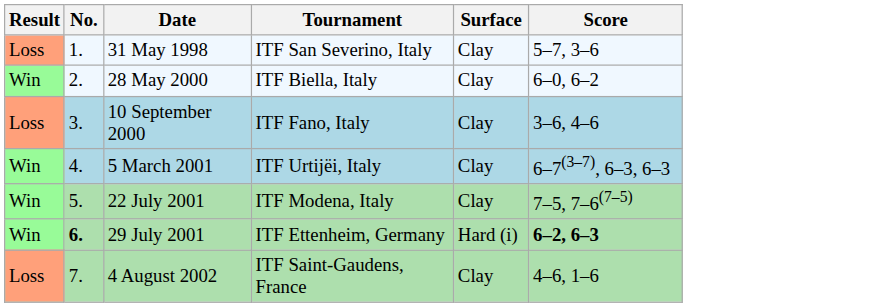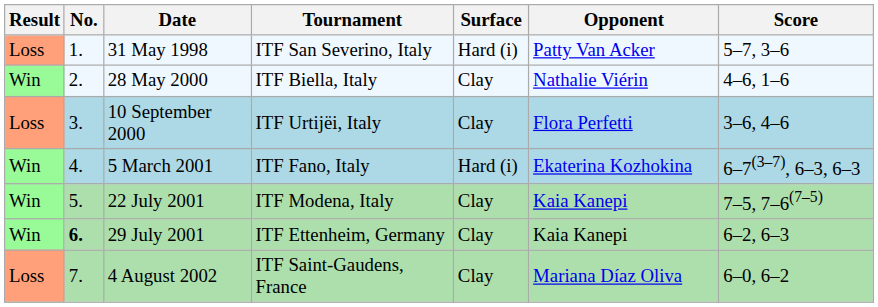+ column: (624, 19)
(476, 49) Clay -> (488, 49) Hard (i)
(566, 80) 6–0, 6–2 -> (756, 80) 4–6, 1–6
(313, 121) ITF Fano, Italy -> (318, 121) ITF Urtijëi, Italy
(318, 165) ITF Urtijëi, Italy -> (313, 165) ITF Fano, Italy
(476, 165) Clay -> (488, 165) Hard (i)
(488, 233) Hard (i) -> (476, 233) Clay
(566, 233) bold -> (756, 233) normal
(566, 275) 4–6, 1–6 -> (756, 275) 6–0, 6–2
